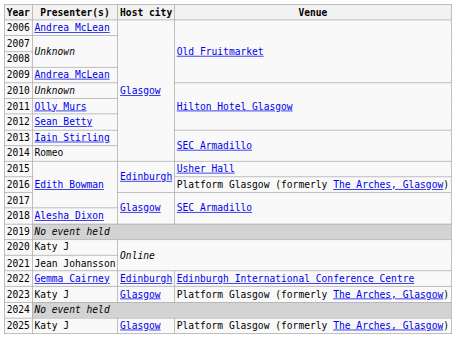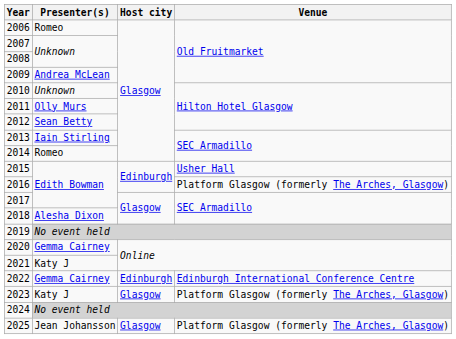(72, 28) Andrea McLean -> (49, 28) Romeo
(52, 247) Katy J -> (72, 247) Gemma Cairney
(75, 263) Jean Johansson -> (52, 263) Katy J
(52, 326) Katy J -> (75, 326) Jean Johansson
